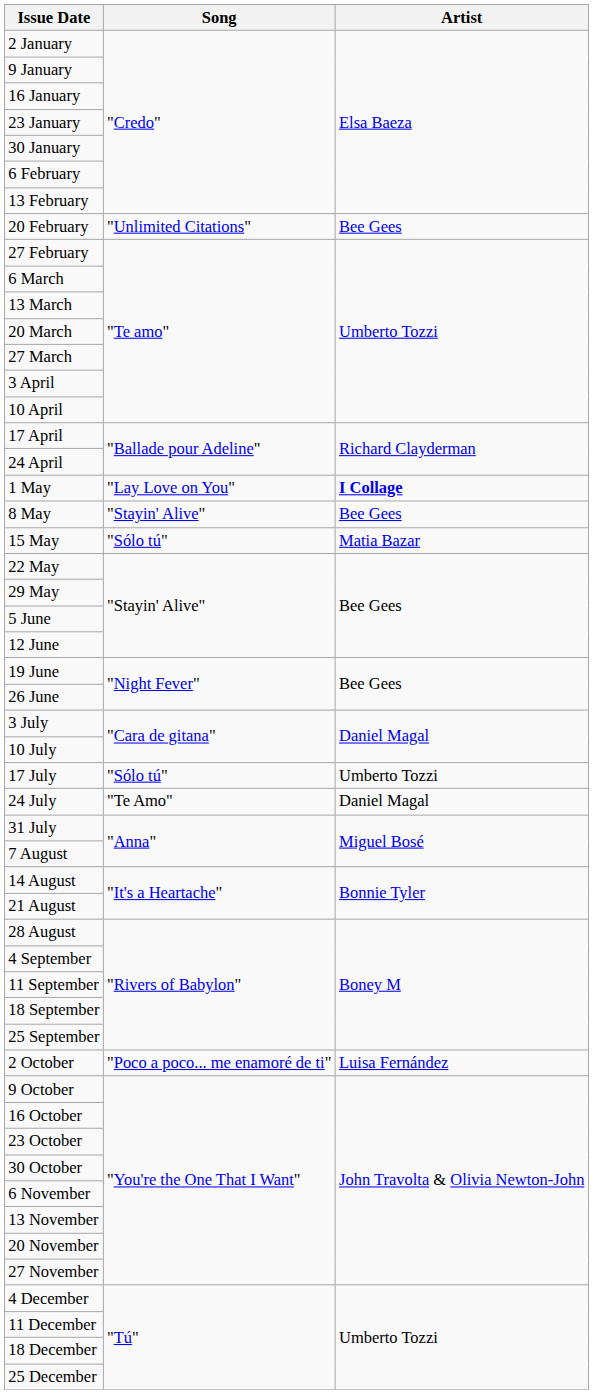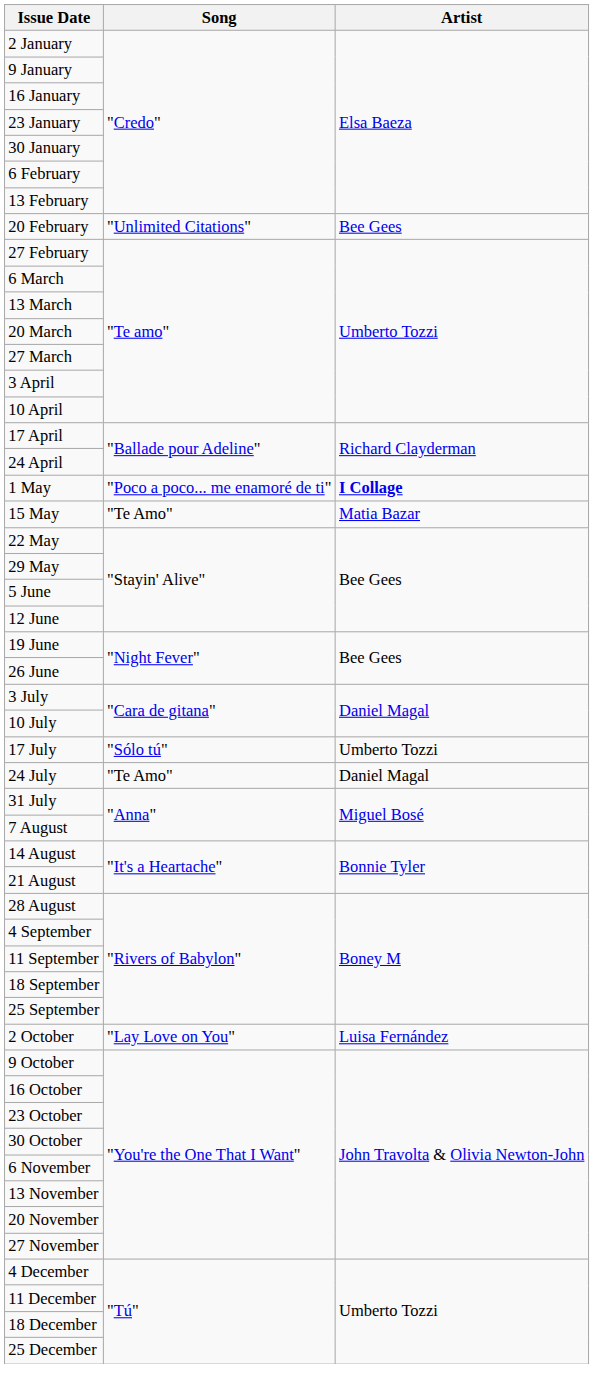(171, 488) "Lay Love on You" -> (219, 488) "Poco a poco... me enamoré de ti"
- row: (30, 514)
(137, 540) "Sólo tú" -> (140, 514) "Te Amo"
(219, 1063) "Poco a poco... me enamoré de ti" -> (171, 1036) "Lay Love on You"
